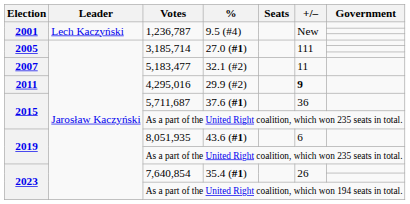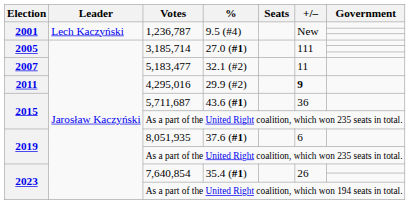(226, 102) 37.6 (#1) -> (226, 102) 43.6 (#1)
(226, 137) 43.6 (#1) -> (226, 137) 37.6 (#1)
